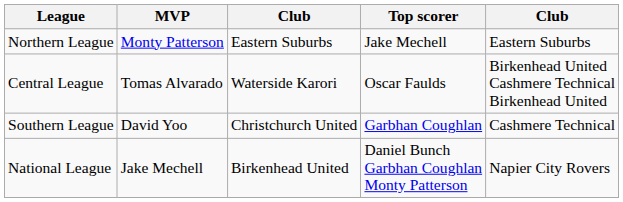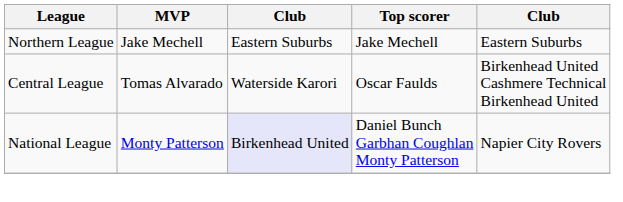(172, 41) Monty Patterson -> (162, 41) Jake Mechell
- row: (61, 125)
(162, 167) Jake Mechell -> (172, 143) Monty Patterson
(290, 167) no background -> (290, 143) lavender background
